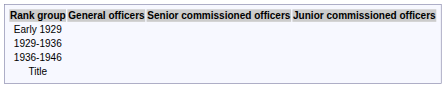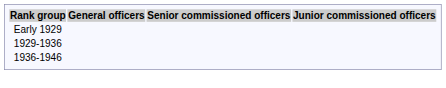- row: (38, 71)
